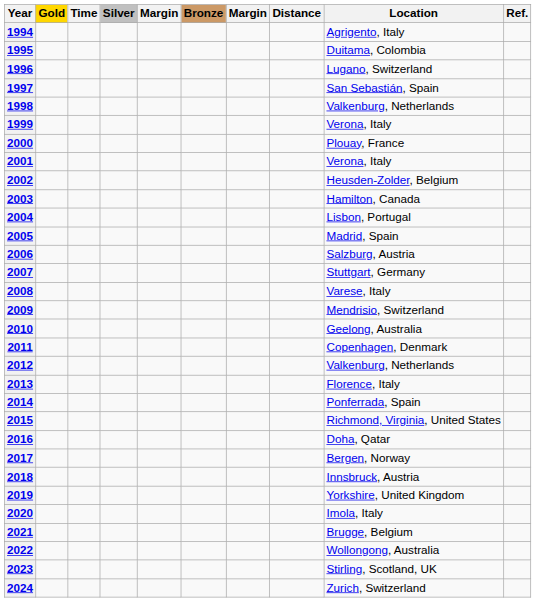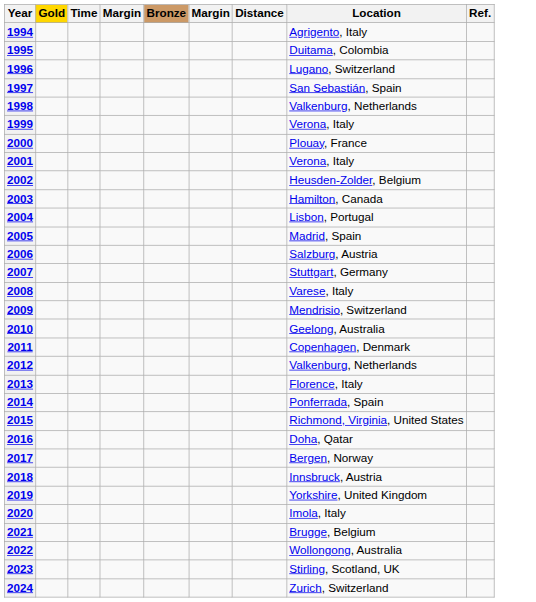- column: (119, 13)
